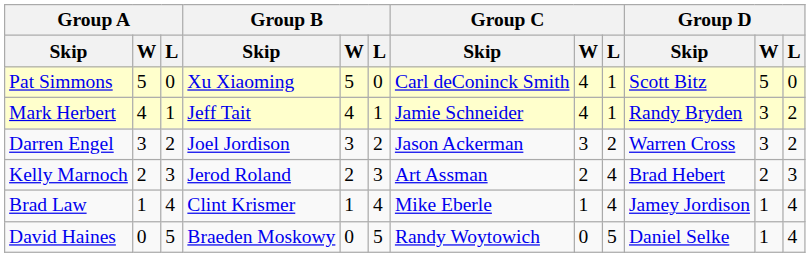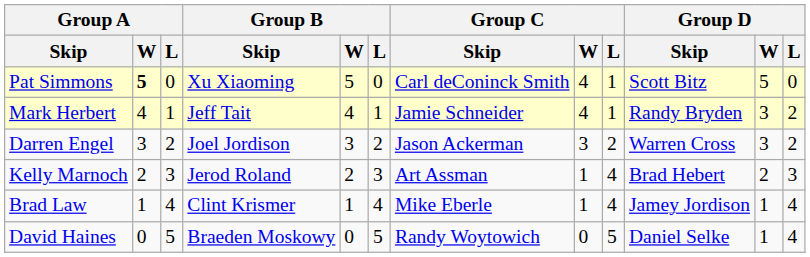(142, 81) normal -> (142, 81) bold
(583, 174) 2 -> (583, 174) 1
